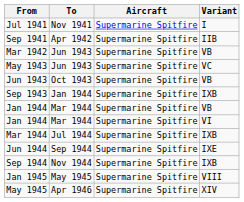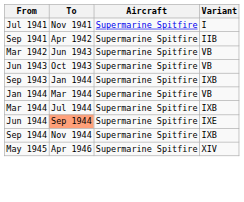- row: (27, 66)
- row: (27, 121)
(71, 149) no background -> (71, 121) lightsalmon background
- row: (27, 176)
